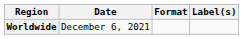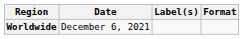columns swapped: (171, 12) <-> (214, 12)
